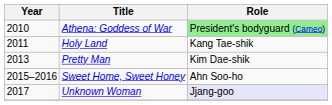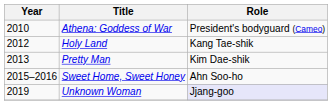(257, 28) lightgreen background -> (257, 28) no background
(17, 44) 2011 -> (18, 44) 2012
(18, 92) 2017 -> (18, 92) 2019
